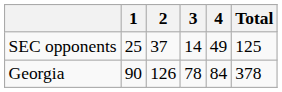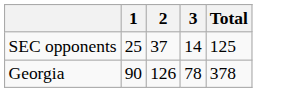- column: (219, 18)
